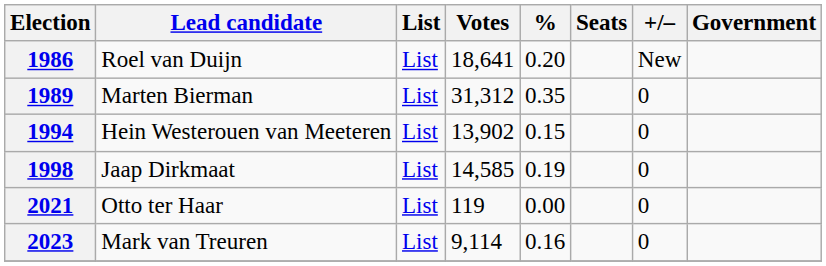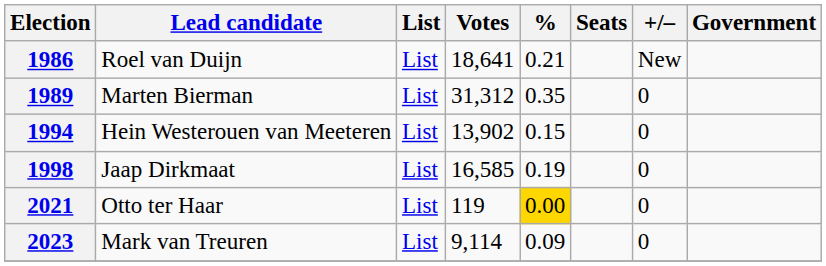(545, 59) 0.20 -> (545, 59) 0.21
(483, 168) 14,585 -> (483, 168) 16,585
(545, 205) no background -> (545, 205) gold background
(545, 242) 0.16 -> (545, 242) 0.09
